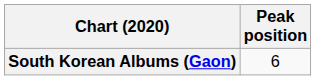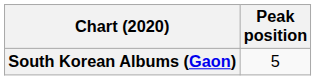(275, 61) 6 -> (275, 61) 5
